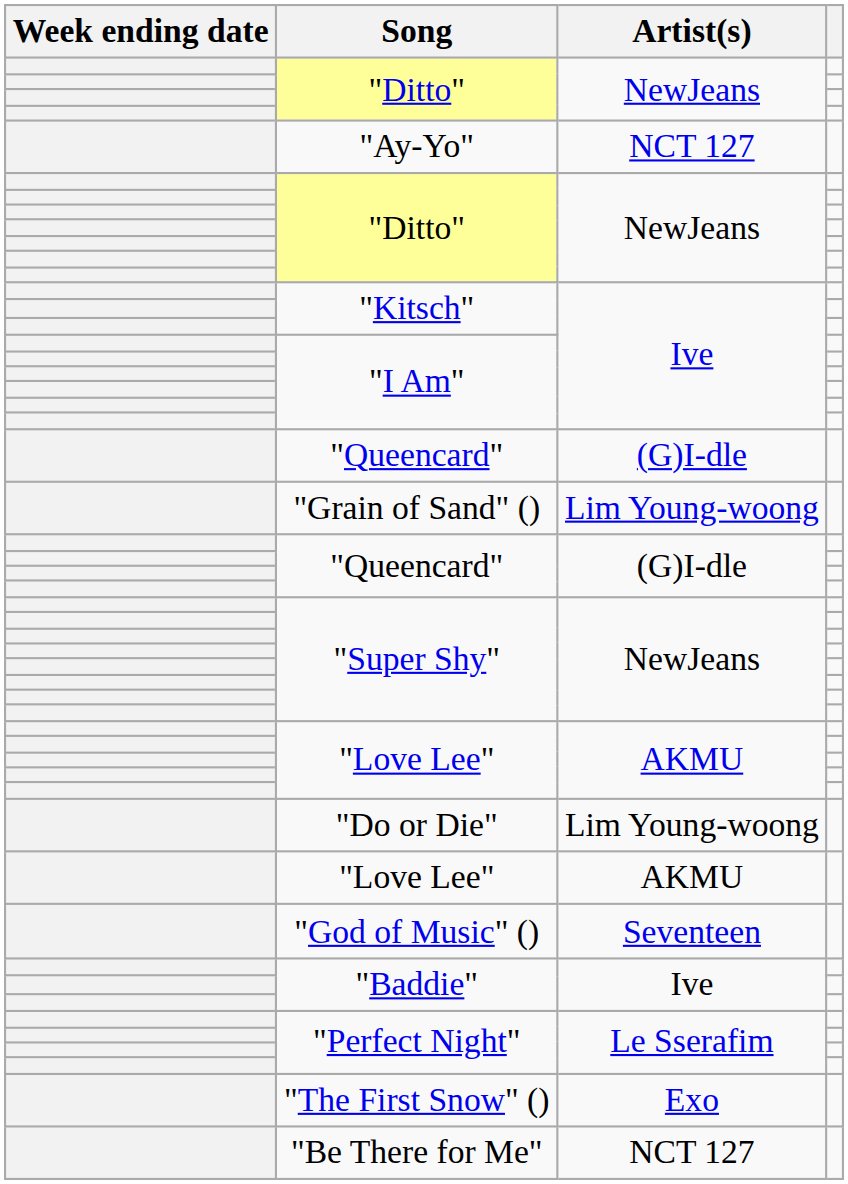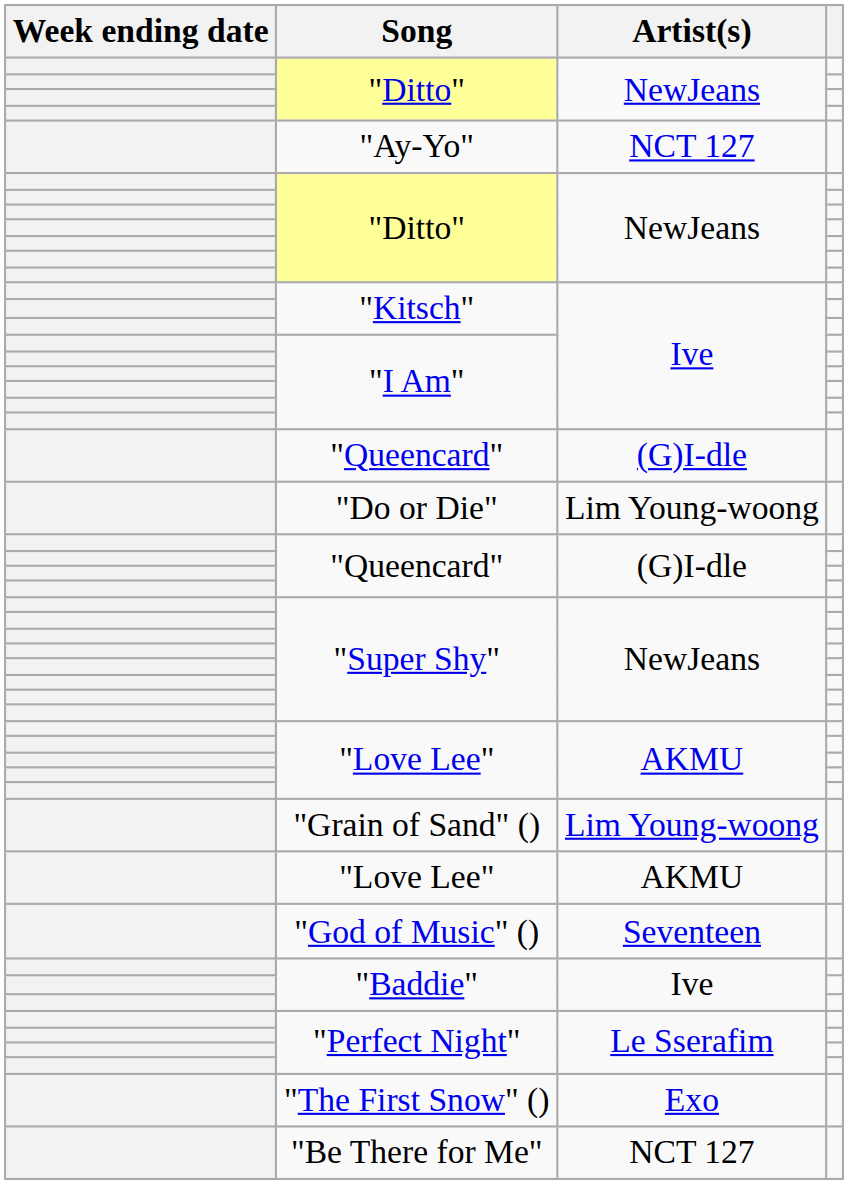rows swapped: (417, 507) <-> (417, 824)
